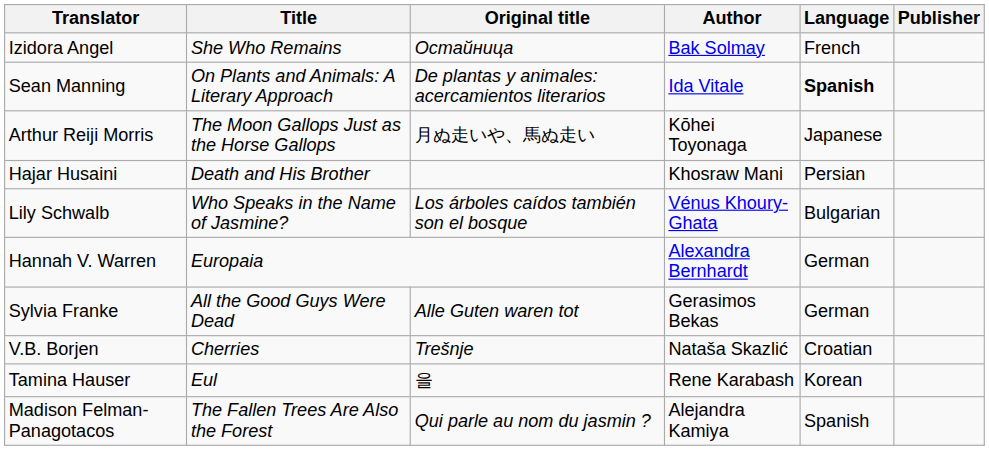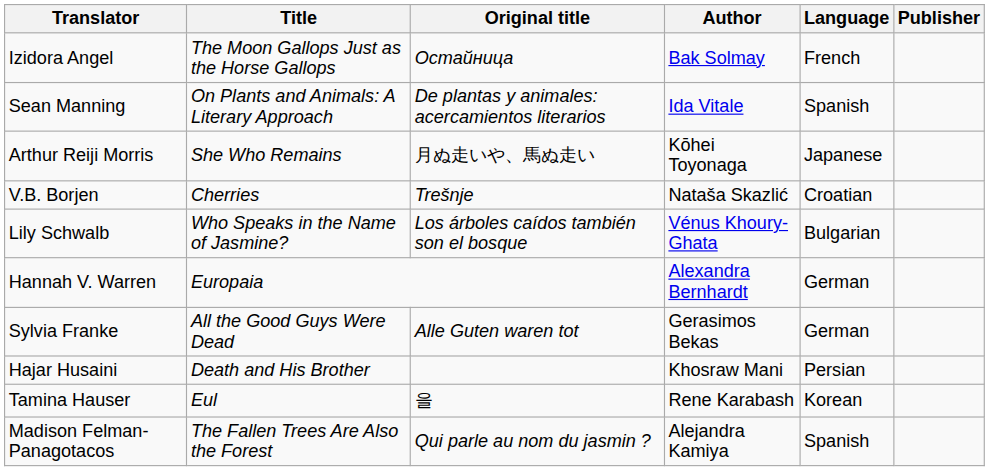(266, 47) She Who Remains -> (296, 57) The Moon Gallops Just as the Horse Gallops
(839, 86) bold -> (837, 106) normal
(296, 135) The Moon Gallops Just as the Horse Gallops -> (266, 155) She Who Remains
rows swapped: (63, 174) <-> (54, 349)
